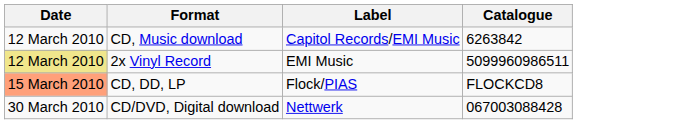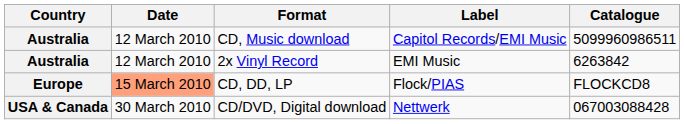+ column: (58, 15)
(494, 38) 6263842 -> (625, 38) 5099960986511
(56, 61) khaki background -> (163, 61) no background
(518, 61) 5099960986511 -> (601, 61) 6263842
